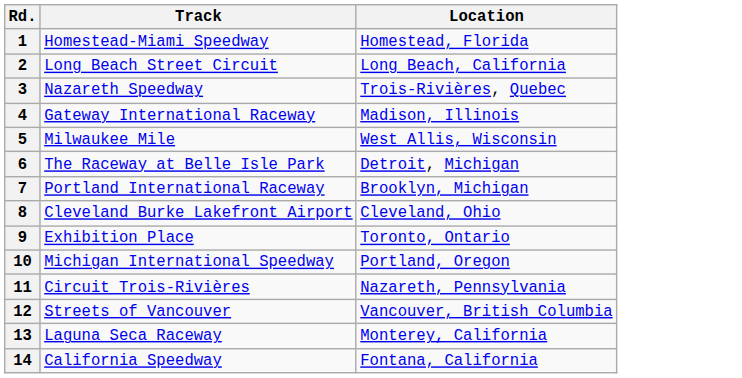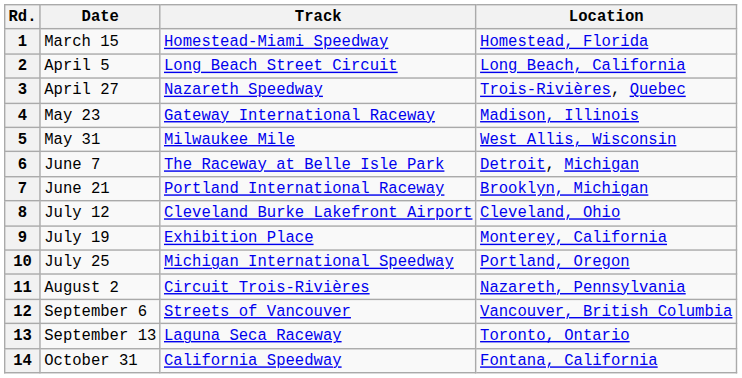+ column: (100, 17)
(435, 238) Toronto, Ontario -> (574, 238) Monterey, California
(454, 336) Monterey, California -> (555, 336) Toronto, Ontario
